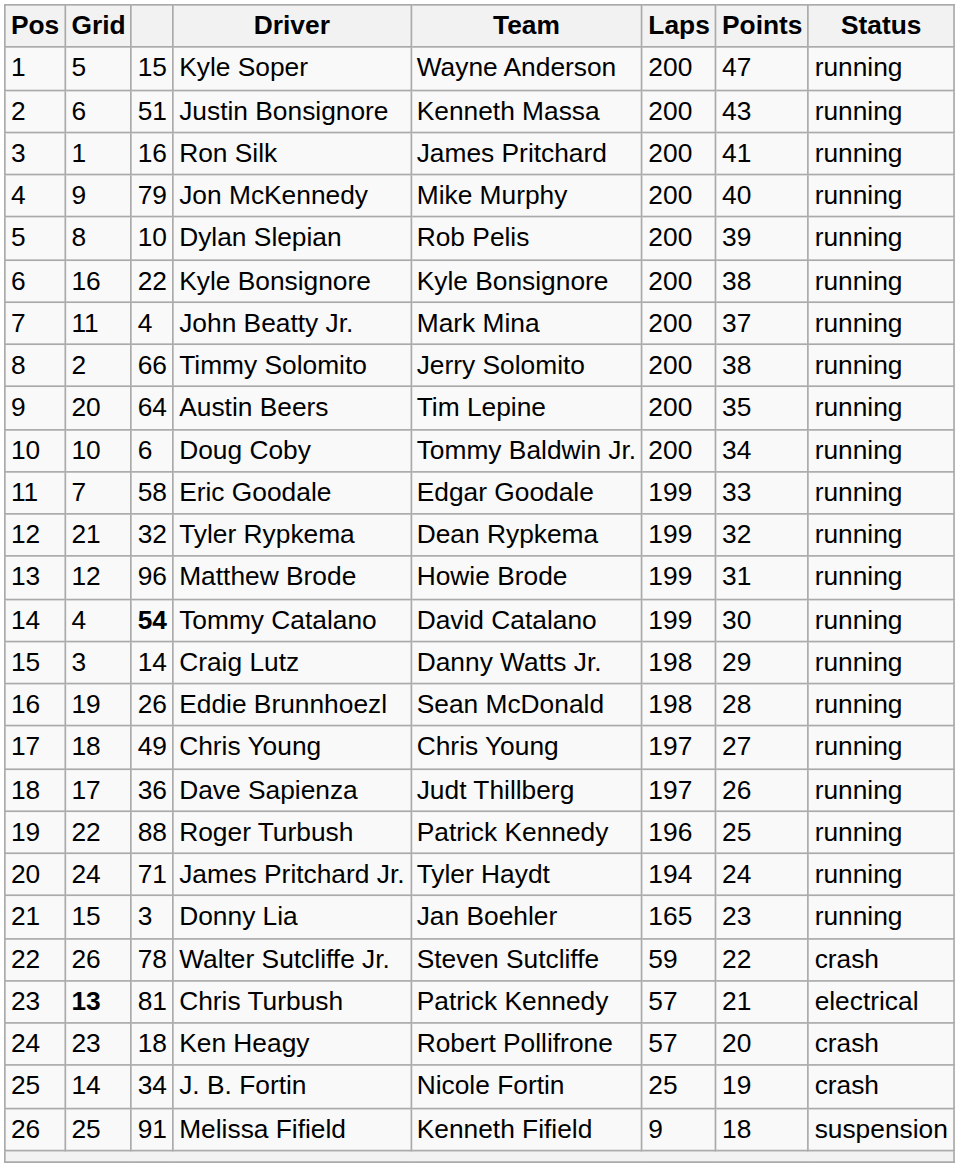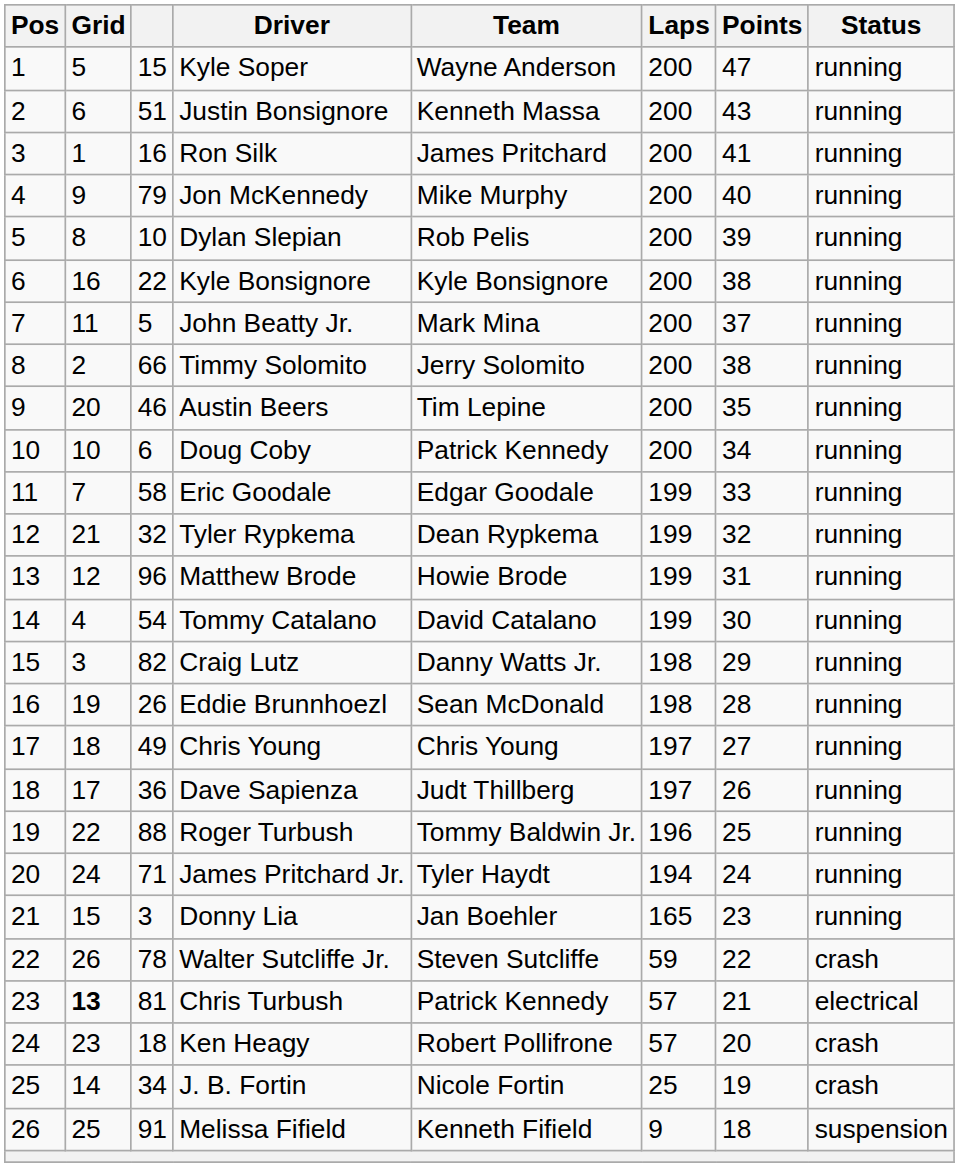(145, 322) 4 -> (145, 322) 5
(152, 407) 64 -> (152, 407) 46
(526, 449) Tommy Baldwin Jr. -> (513, 449) Patrick Kennedy
(152, 619) bold -> (152, 619) normal
(152, 661) 14 -> (152, 661) 82
(513, 831) Patrick Kennedy -> (526, 831) Tommy Baldwin Jr.
